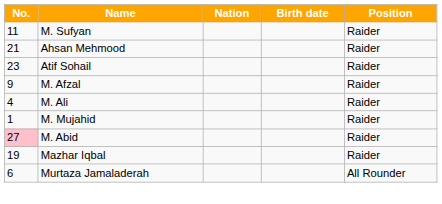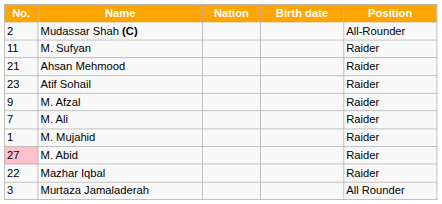+ row: (89, 31)
(10, 102) 4 -> (10, 119) 7
(13, 155) 19 -> (13, 173) 22
(10, 173) 6 -> (10, 191) 3
